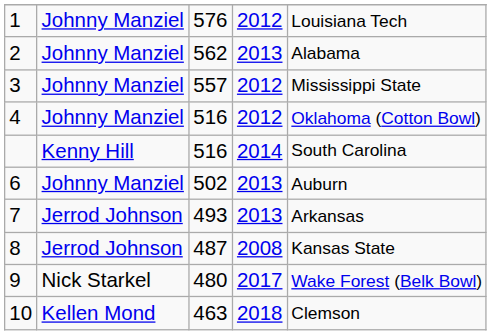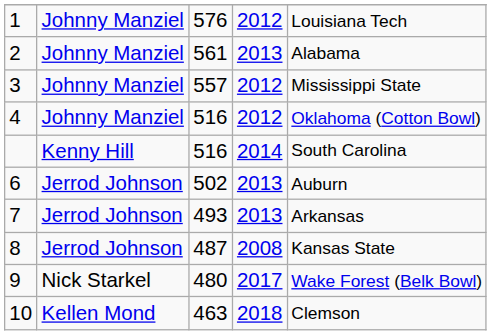(210, 53) 562 -> (210, 53) 561
(113, 183) Johnny Manziel -> (112, 183) Jerrod Johnson
